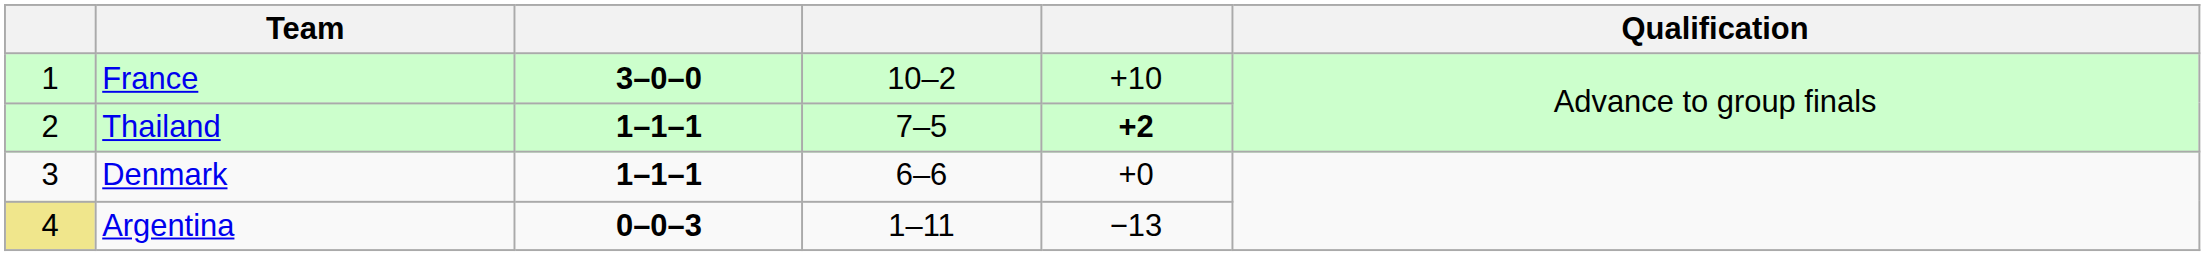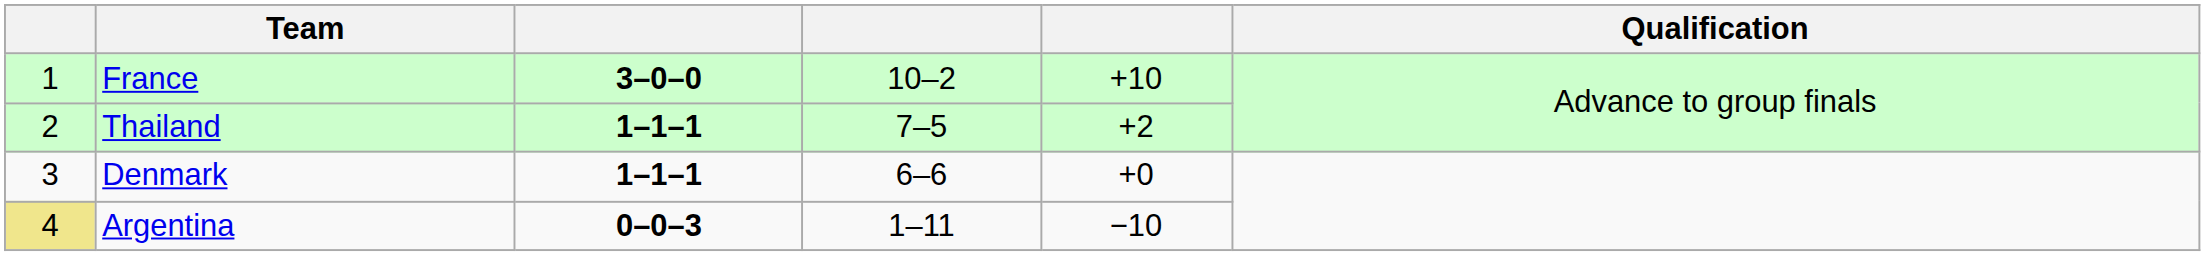(1136, 126) bold -> (1136, 126) normal
(1136, 224) −13 -> (1136, 224) −10
